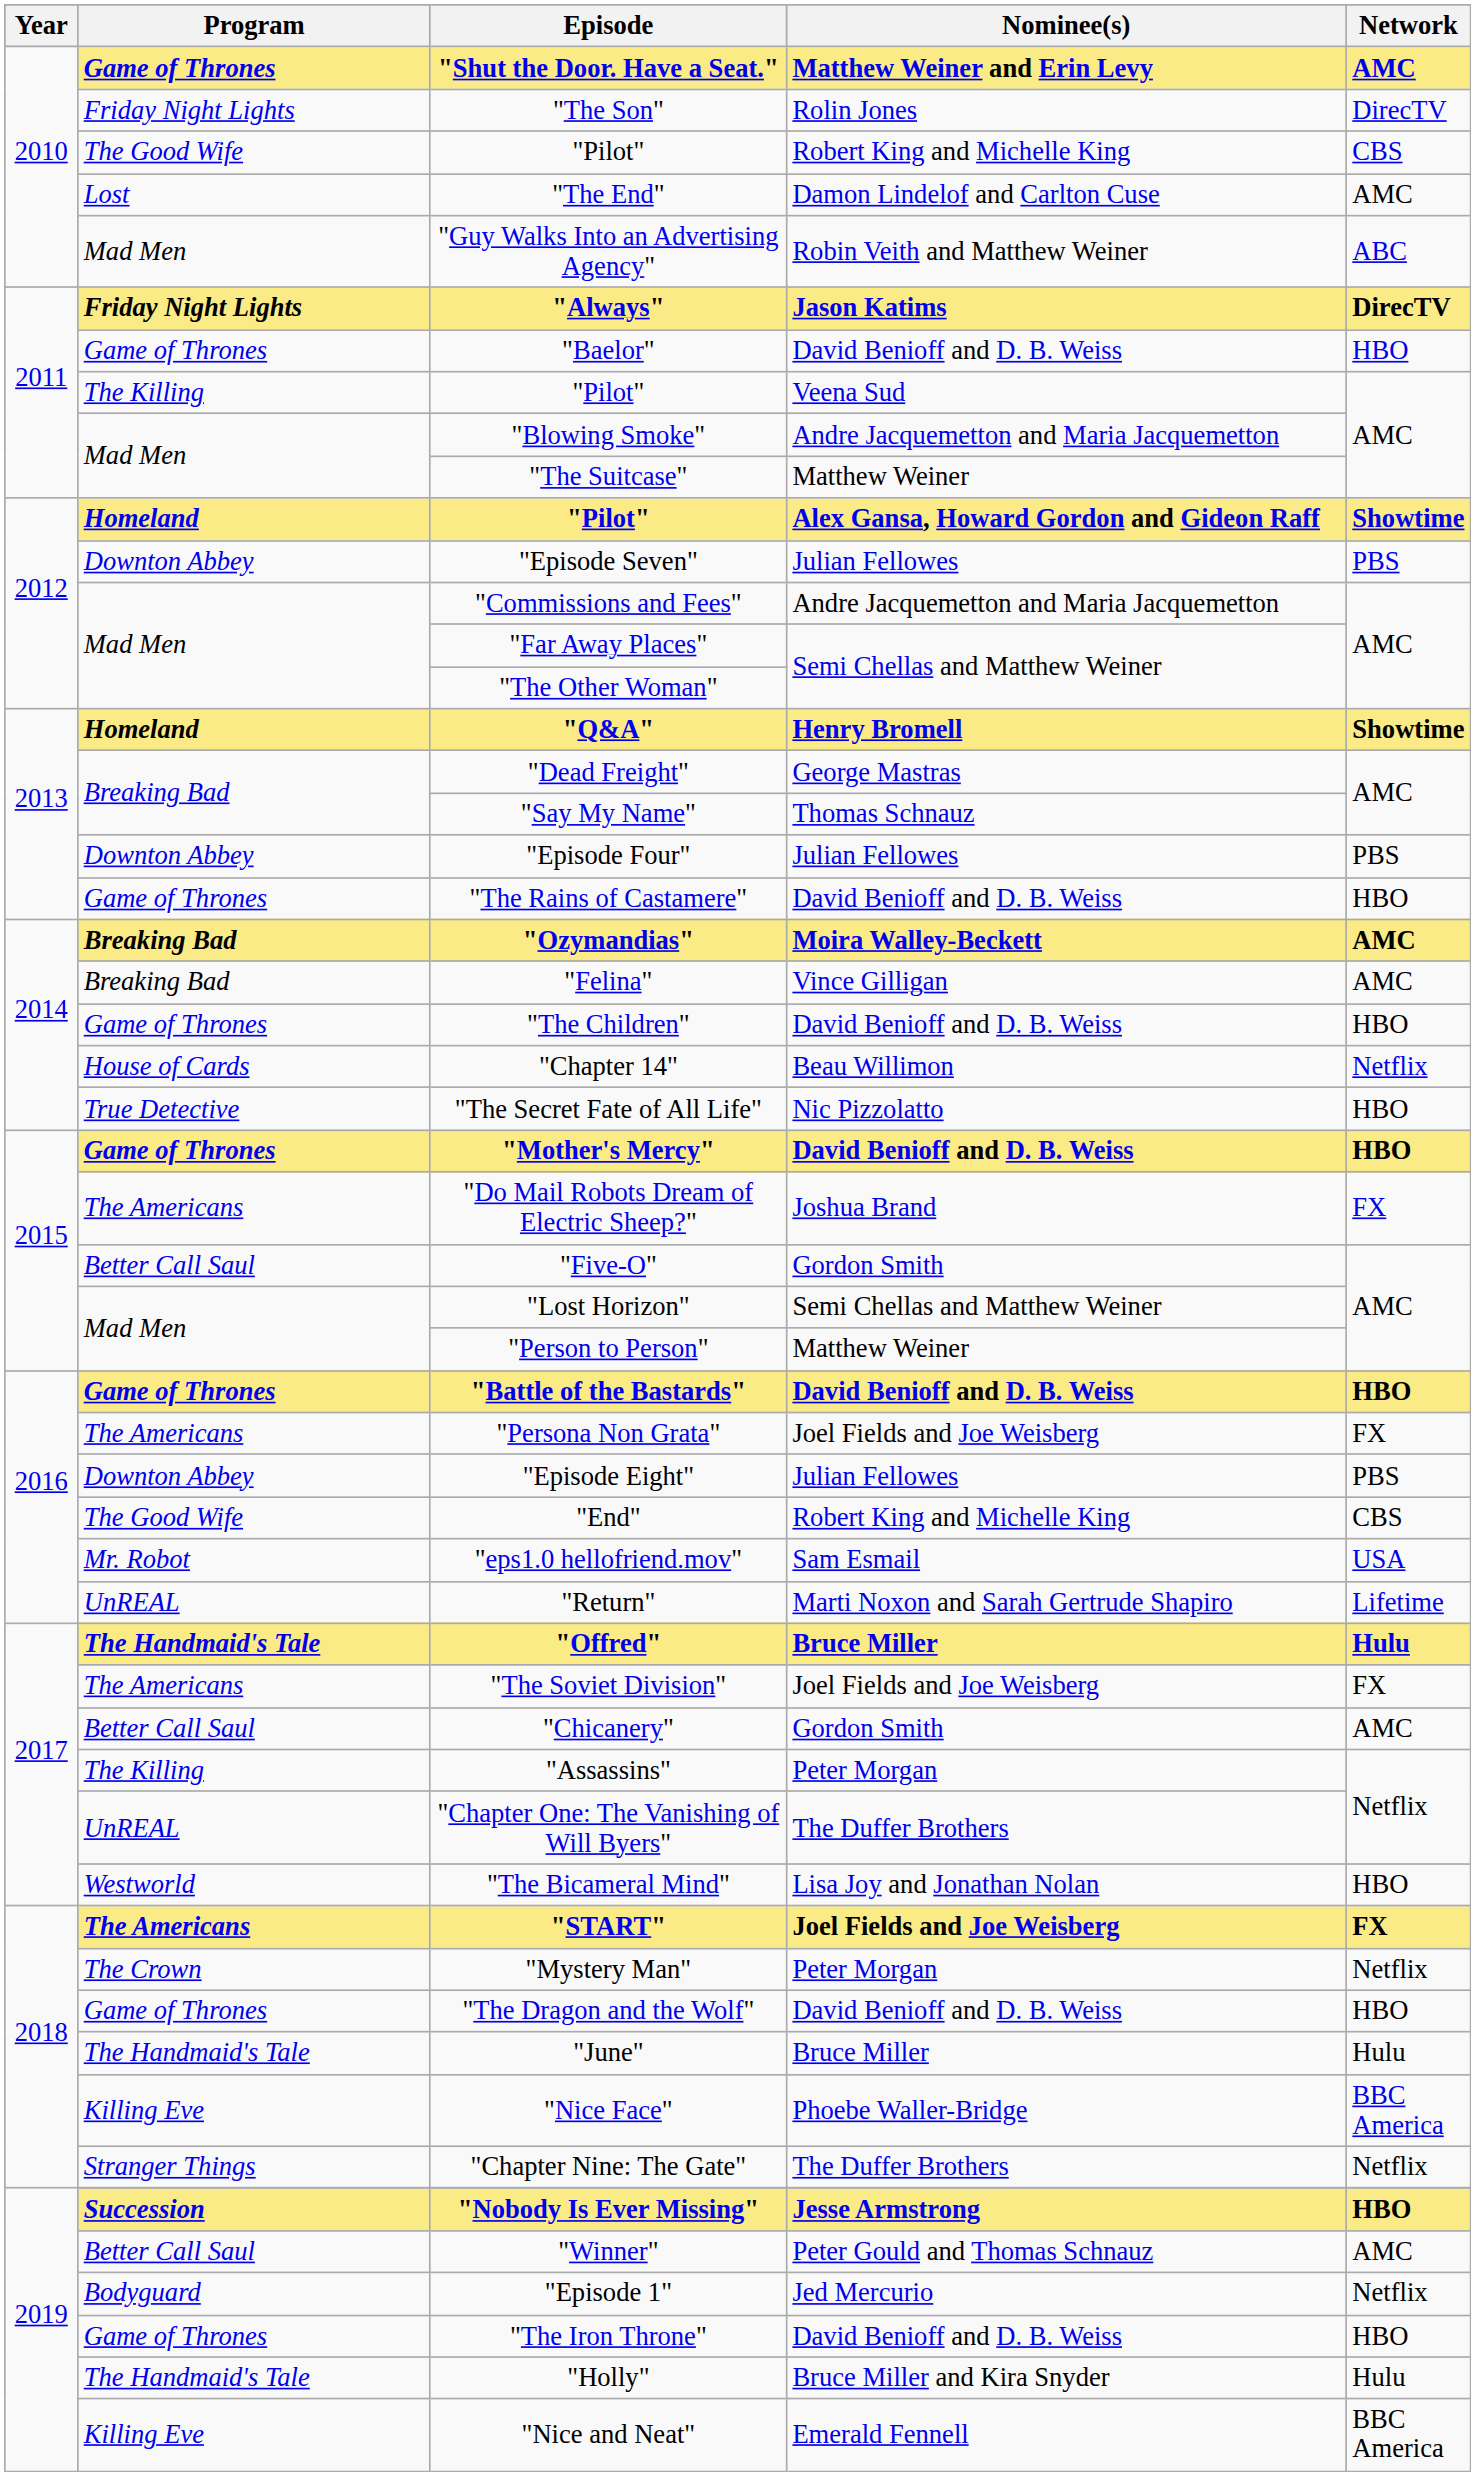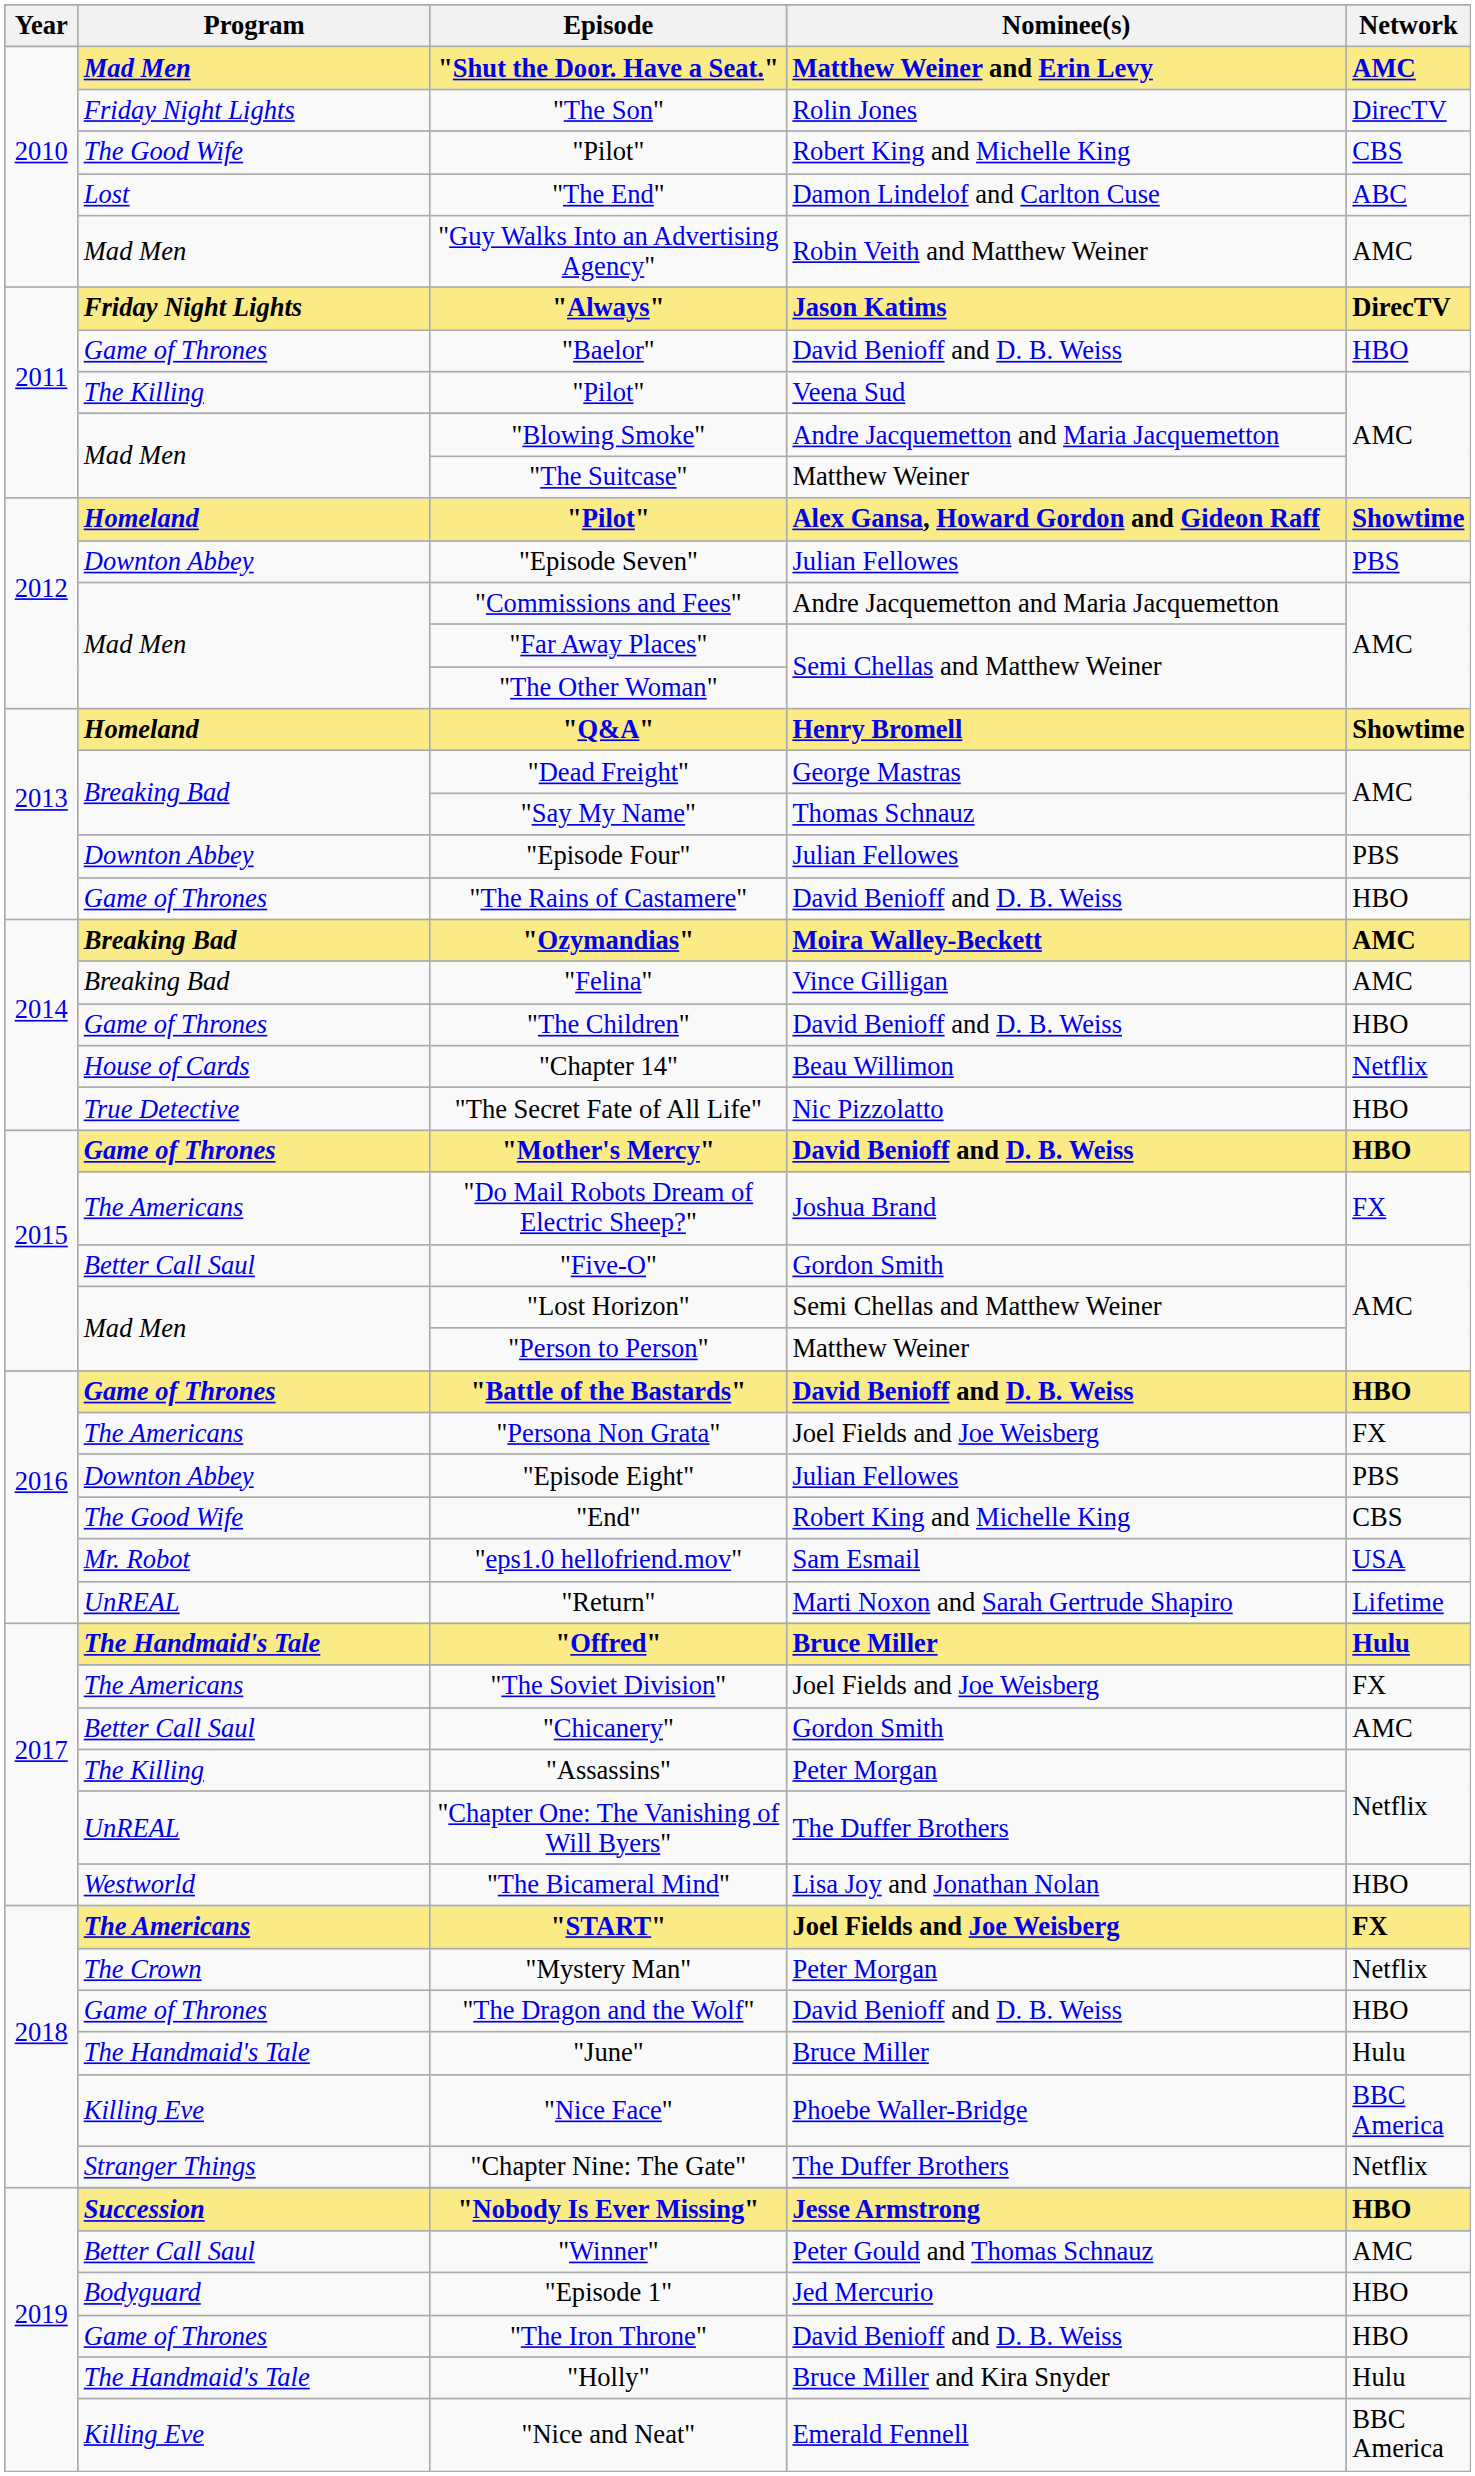(180, 67) Game of Thrones -> (137, 67) Mad Men
(1383, 194) AMC -> (1380, 194) ABC
(1380, 251) ABC -> (1383, 251) AMC
(1390, 2293) Netflix -> (1380, 2293) HBO
